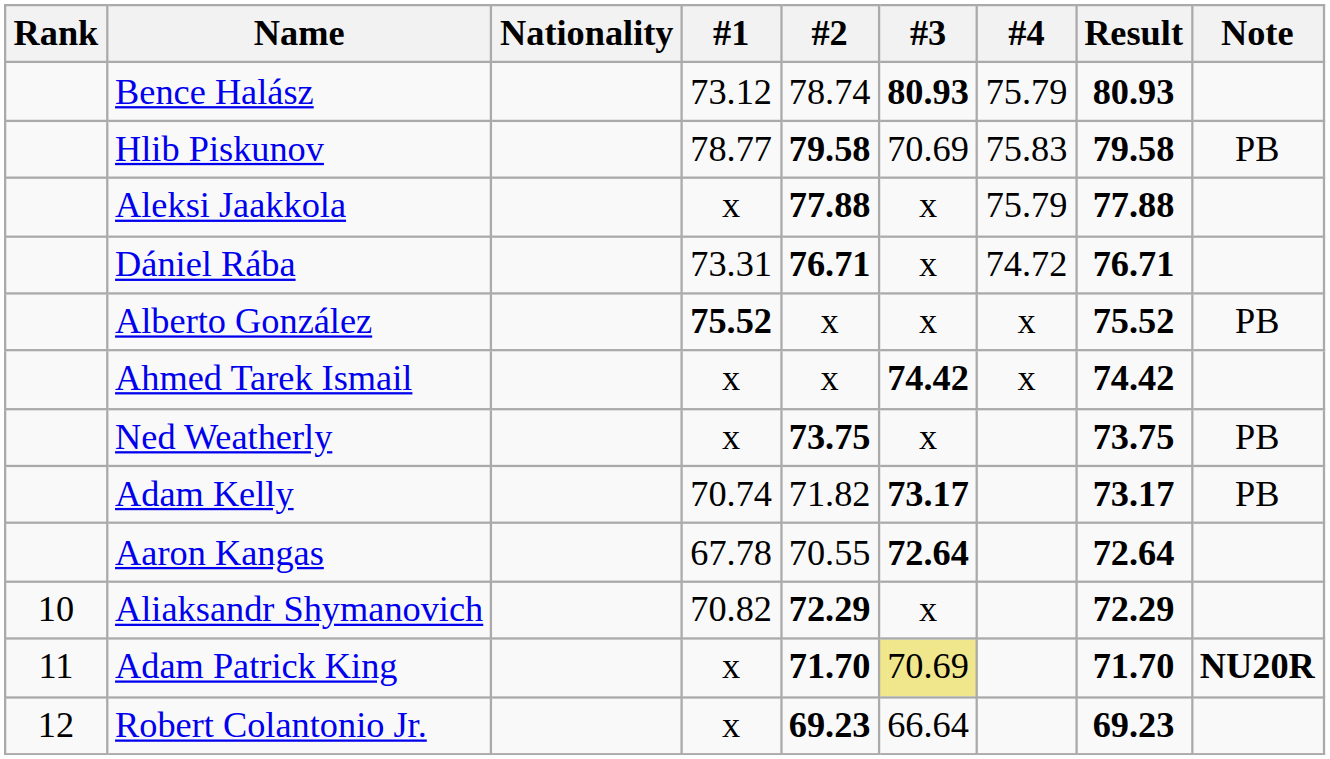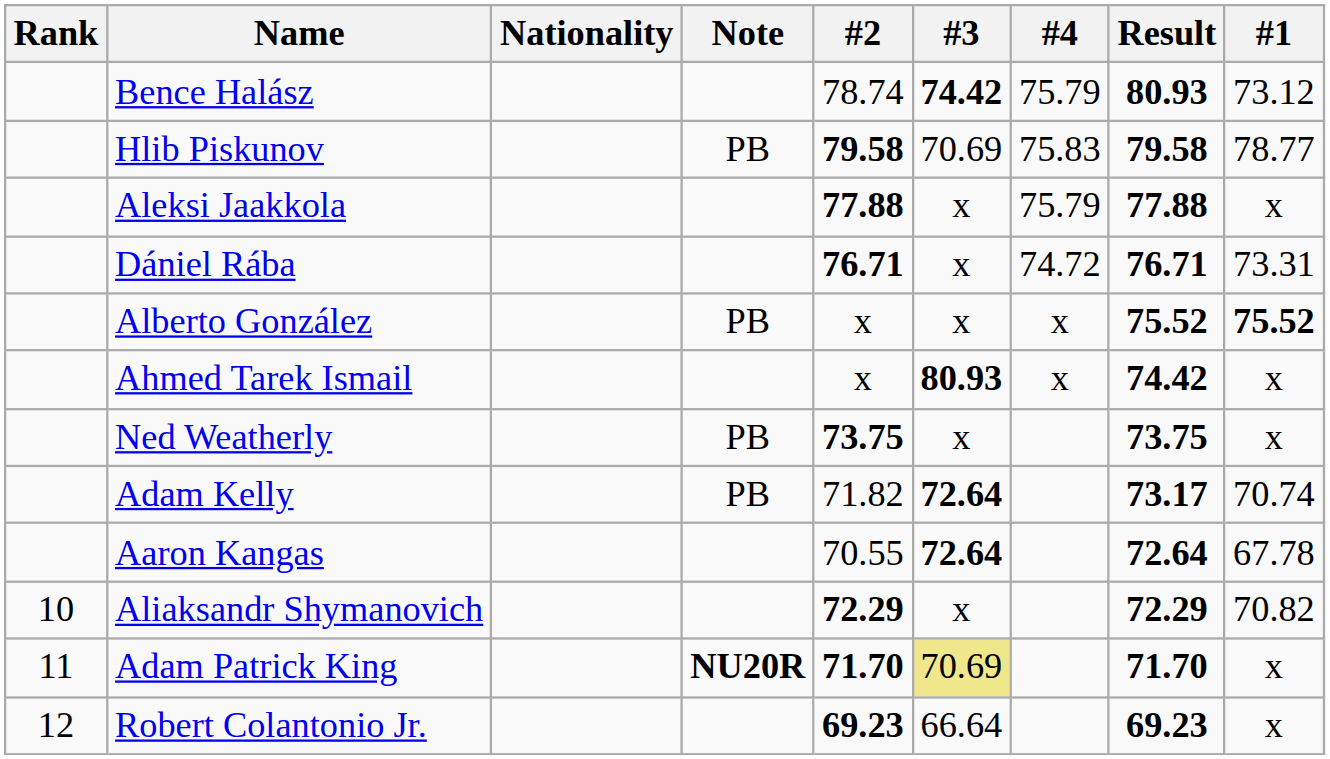columns swapped: (731, 33) <-> (1257, 33)
(928, 90) 80.93 -> (961, 90) 74.42
(928, 378) 74.42 -> (961, 378) 80.93
(928, 494) 73.17 -> (961, 494) 72.64
